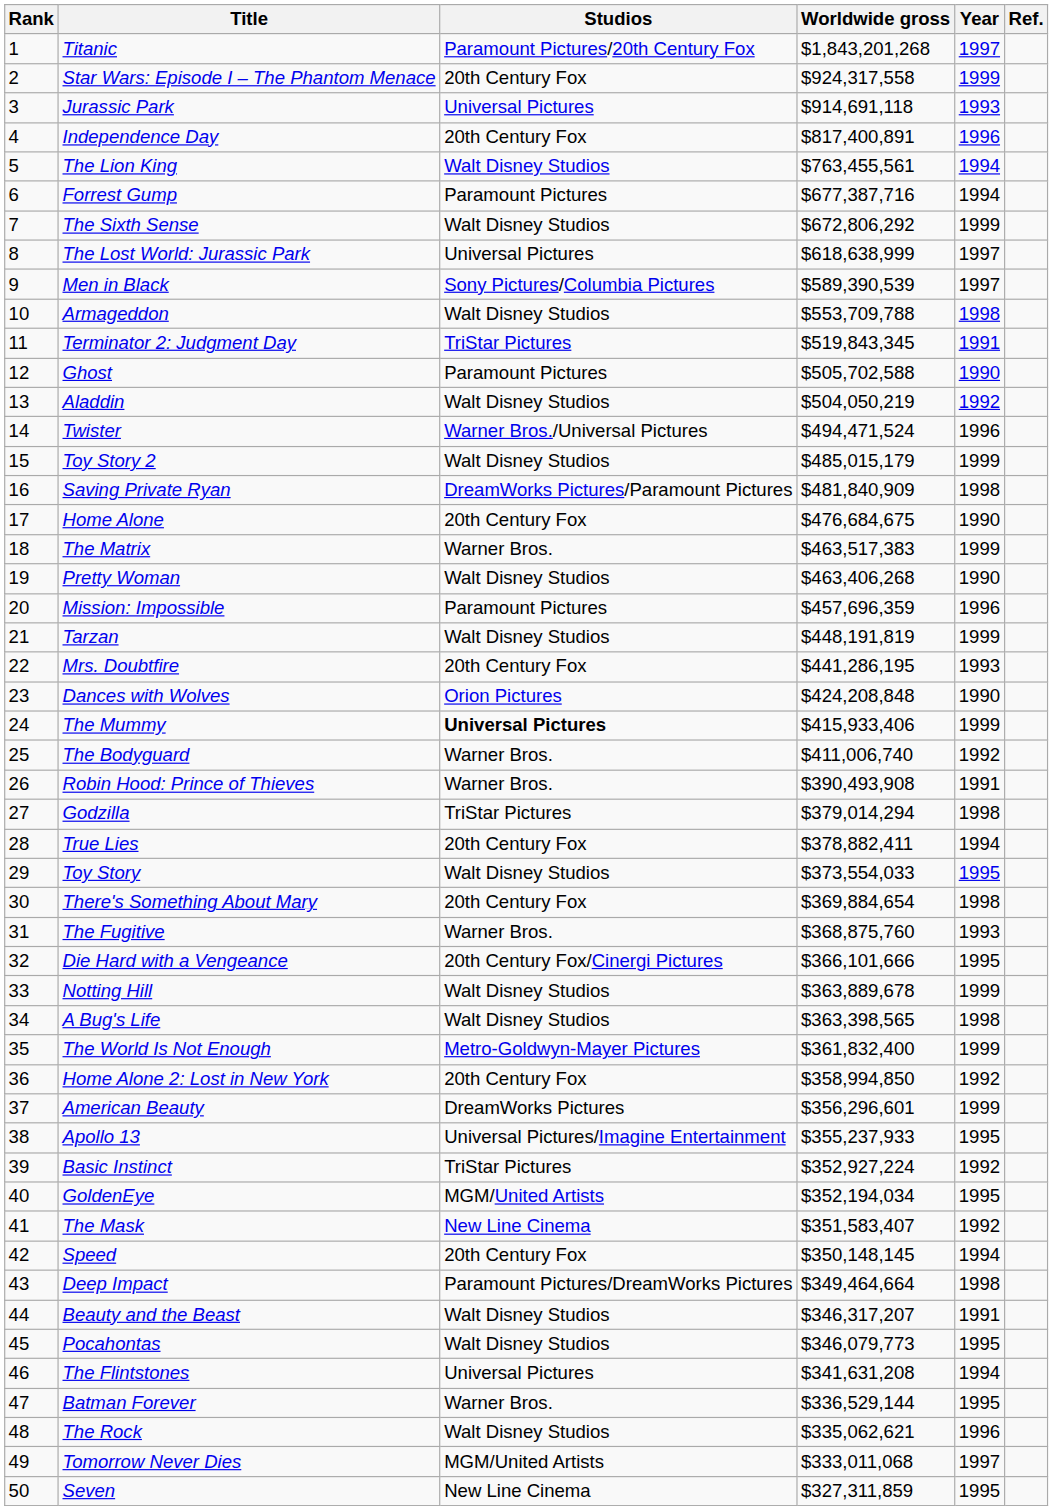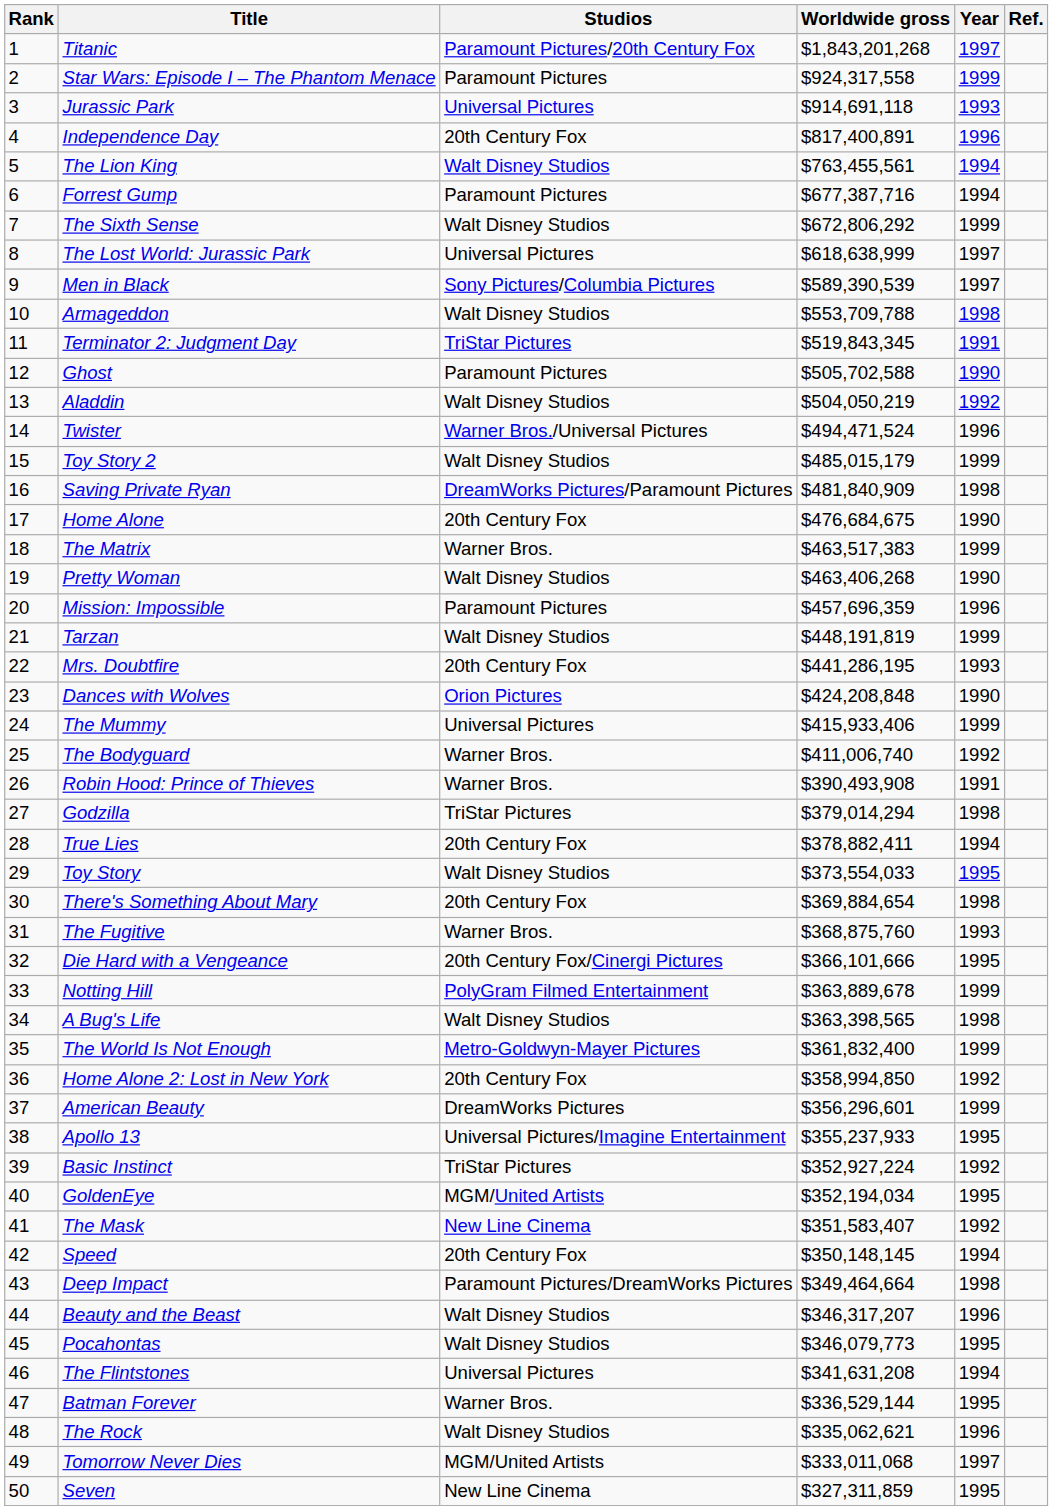(515, 78) 20th Century Fox -> (526, 78) Paramount Pictures
(525, 725) bold -> (519, 725) normal
(527, 990) Walt Disney Studios -> (576, 990) PolyGram Filmed Entertainment
(979, 1314) 1991 -> (979, 1314) 1996
